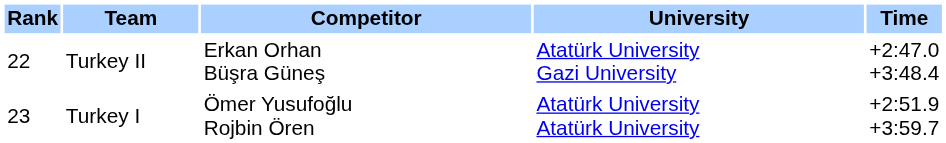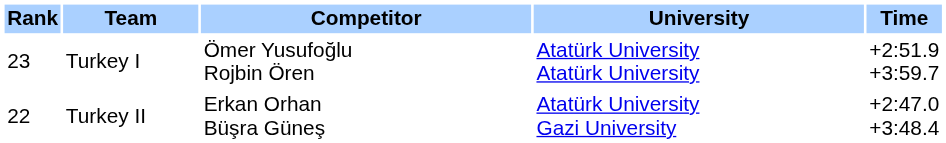rows swapped: (106, 61) <-> (103, 116)
